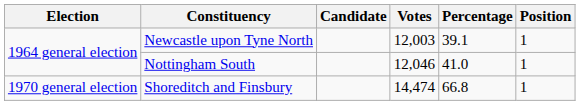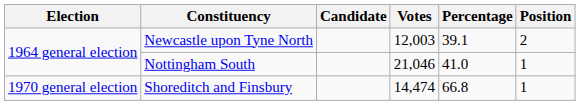(523, 40) 1 -> (523, 40) 2
(414, 64) 12,046 -> (414, 64) 21,046
